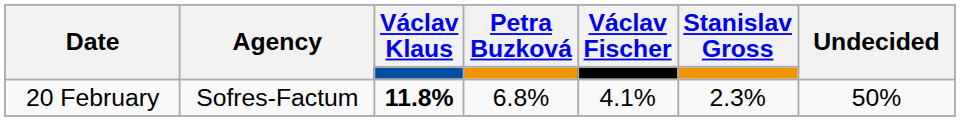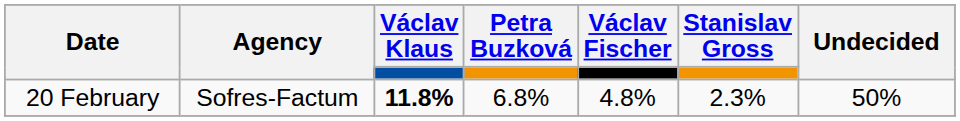(628, 97) 4.1% -> (628, 97) 4.8%
